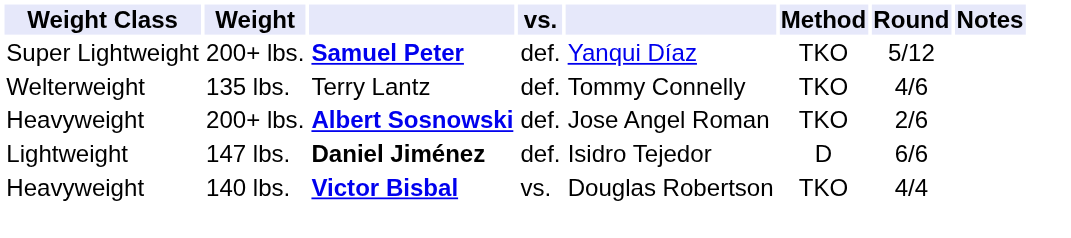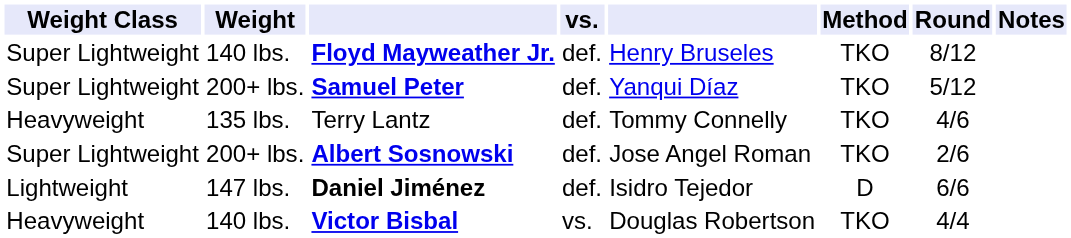+ row: (433, 53)
(76, 87) Welterweight -> (75, 120) Heavyweight
(75, 120) Heavyweight -> (103, 154) Super Lightweight
